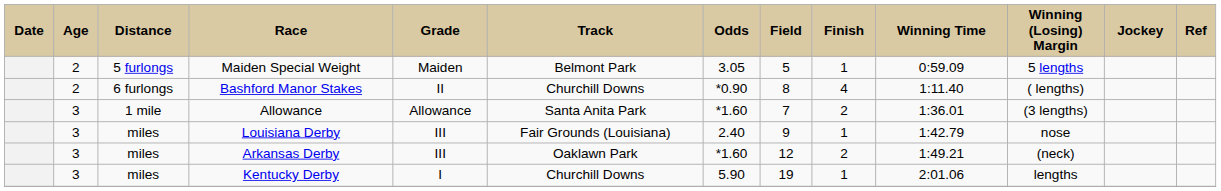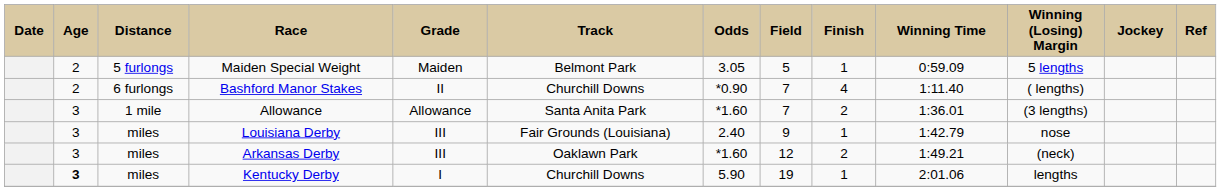(786, 89) 8 -> (786, 89) 7
(76, 175) normal -> (76, 175) bold
